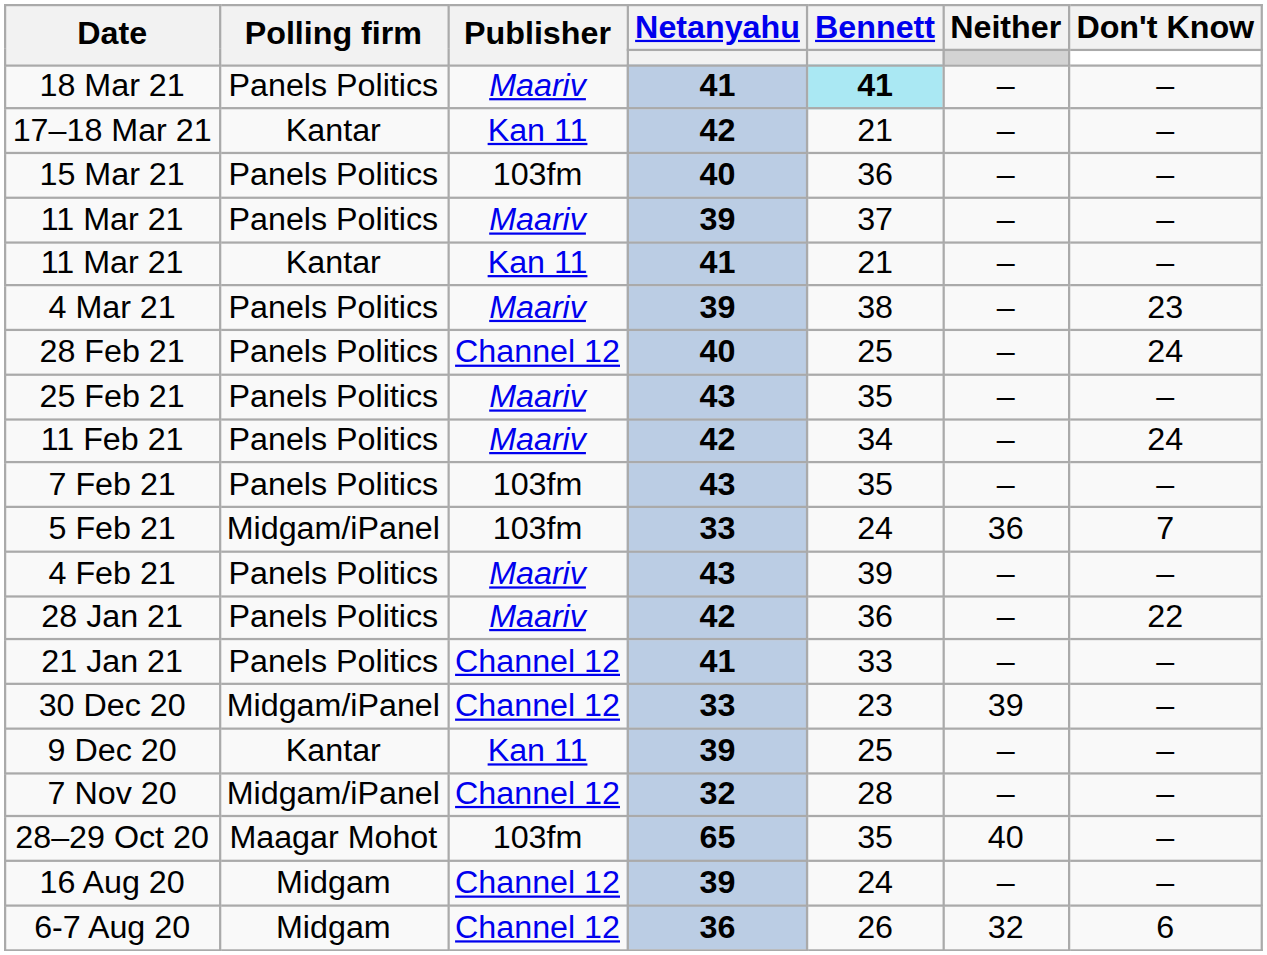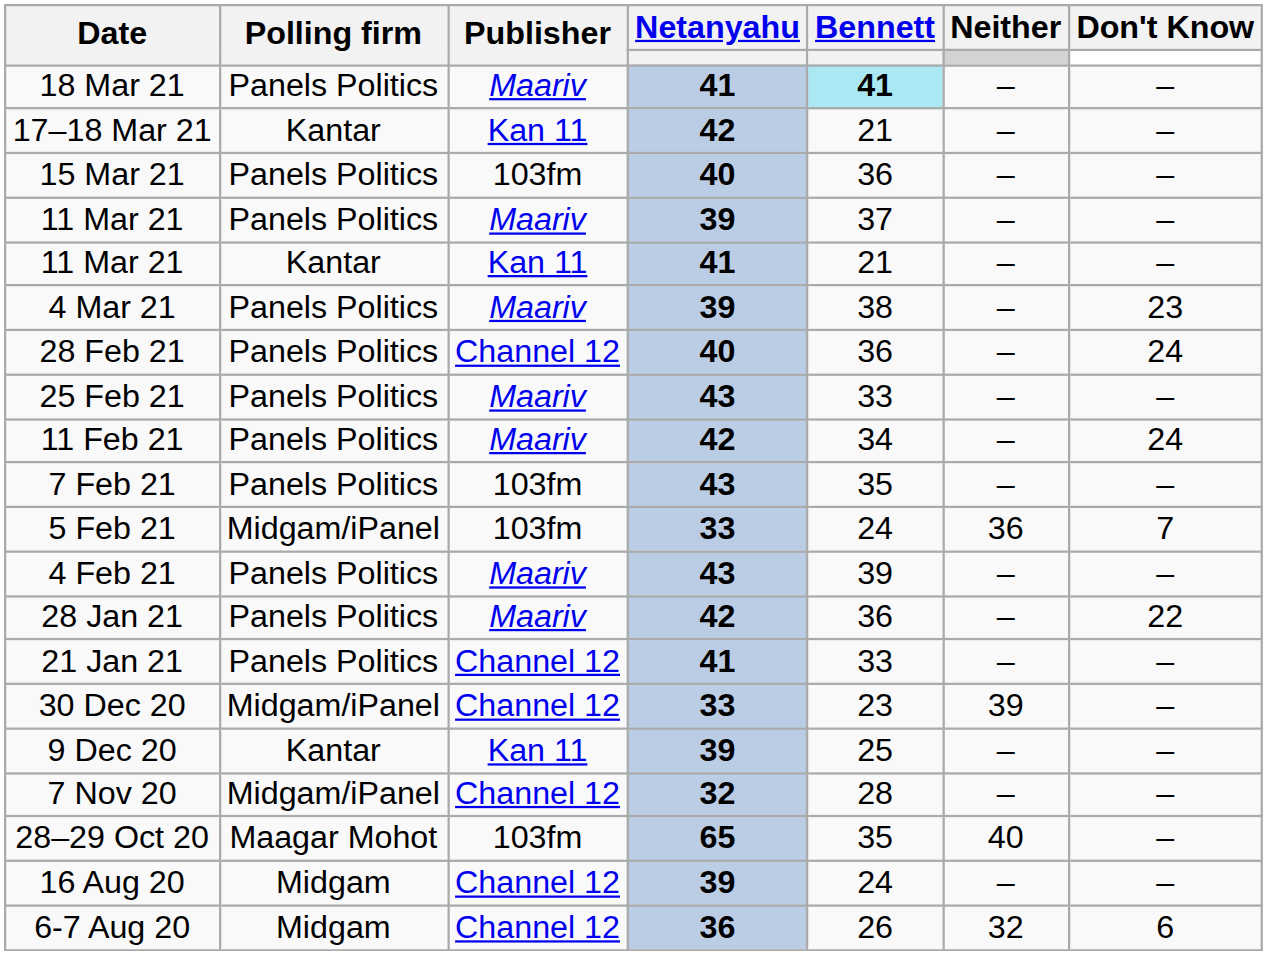(875, 351) 25 -> (875, 351) 36
(875, 396) 35 -> (875, 396) 33
